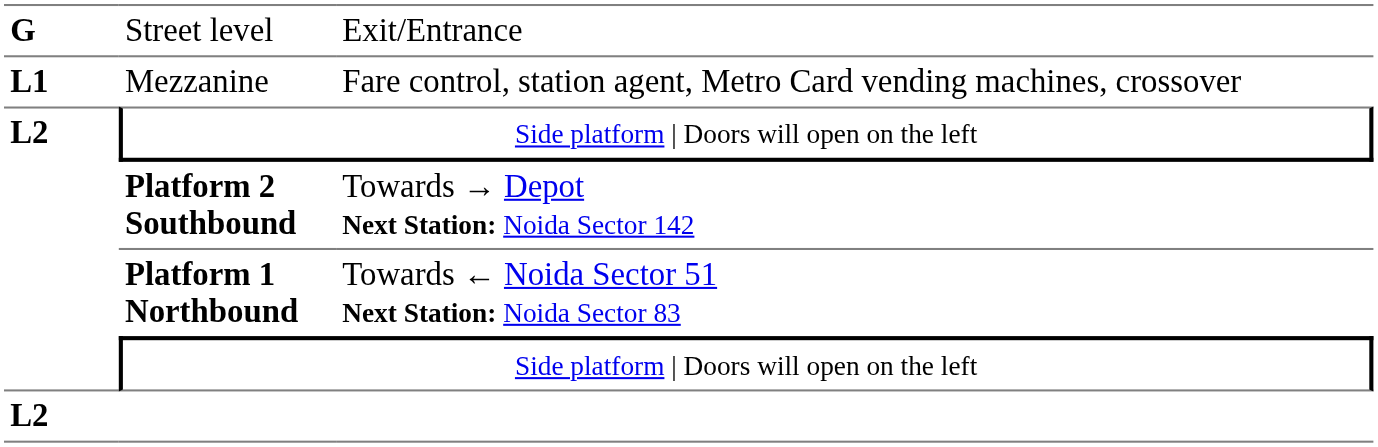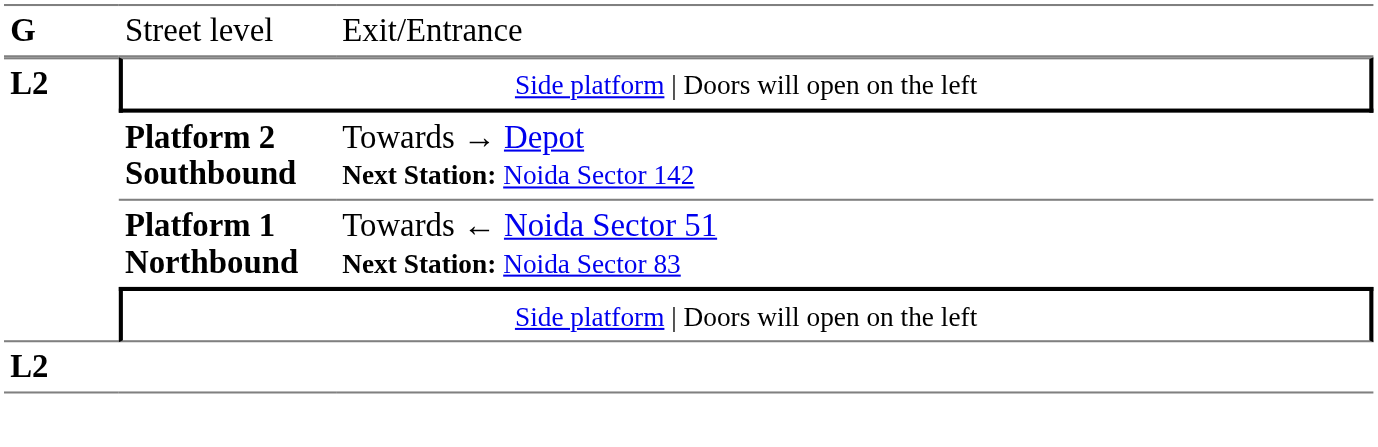- row: (197, 81)
